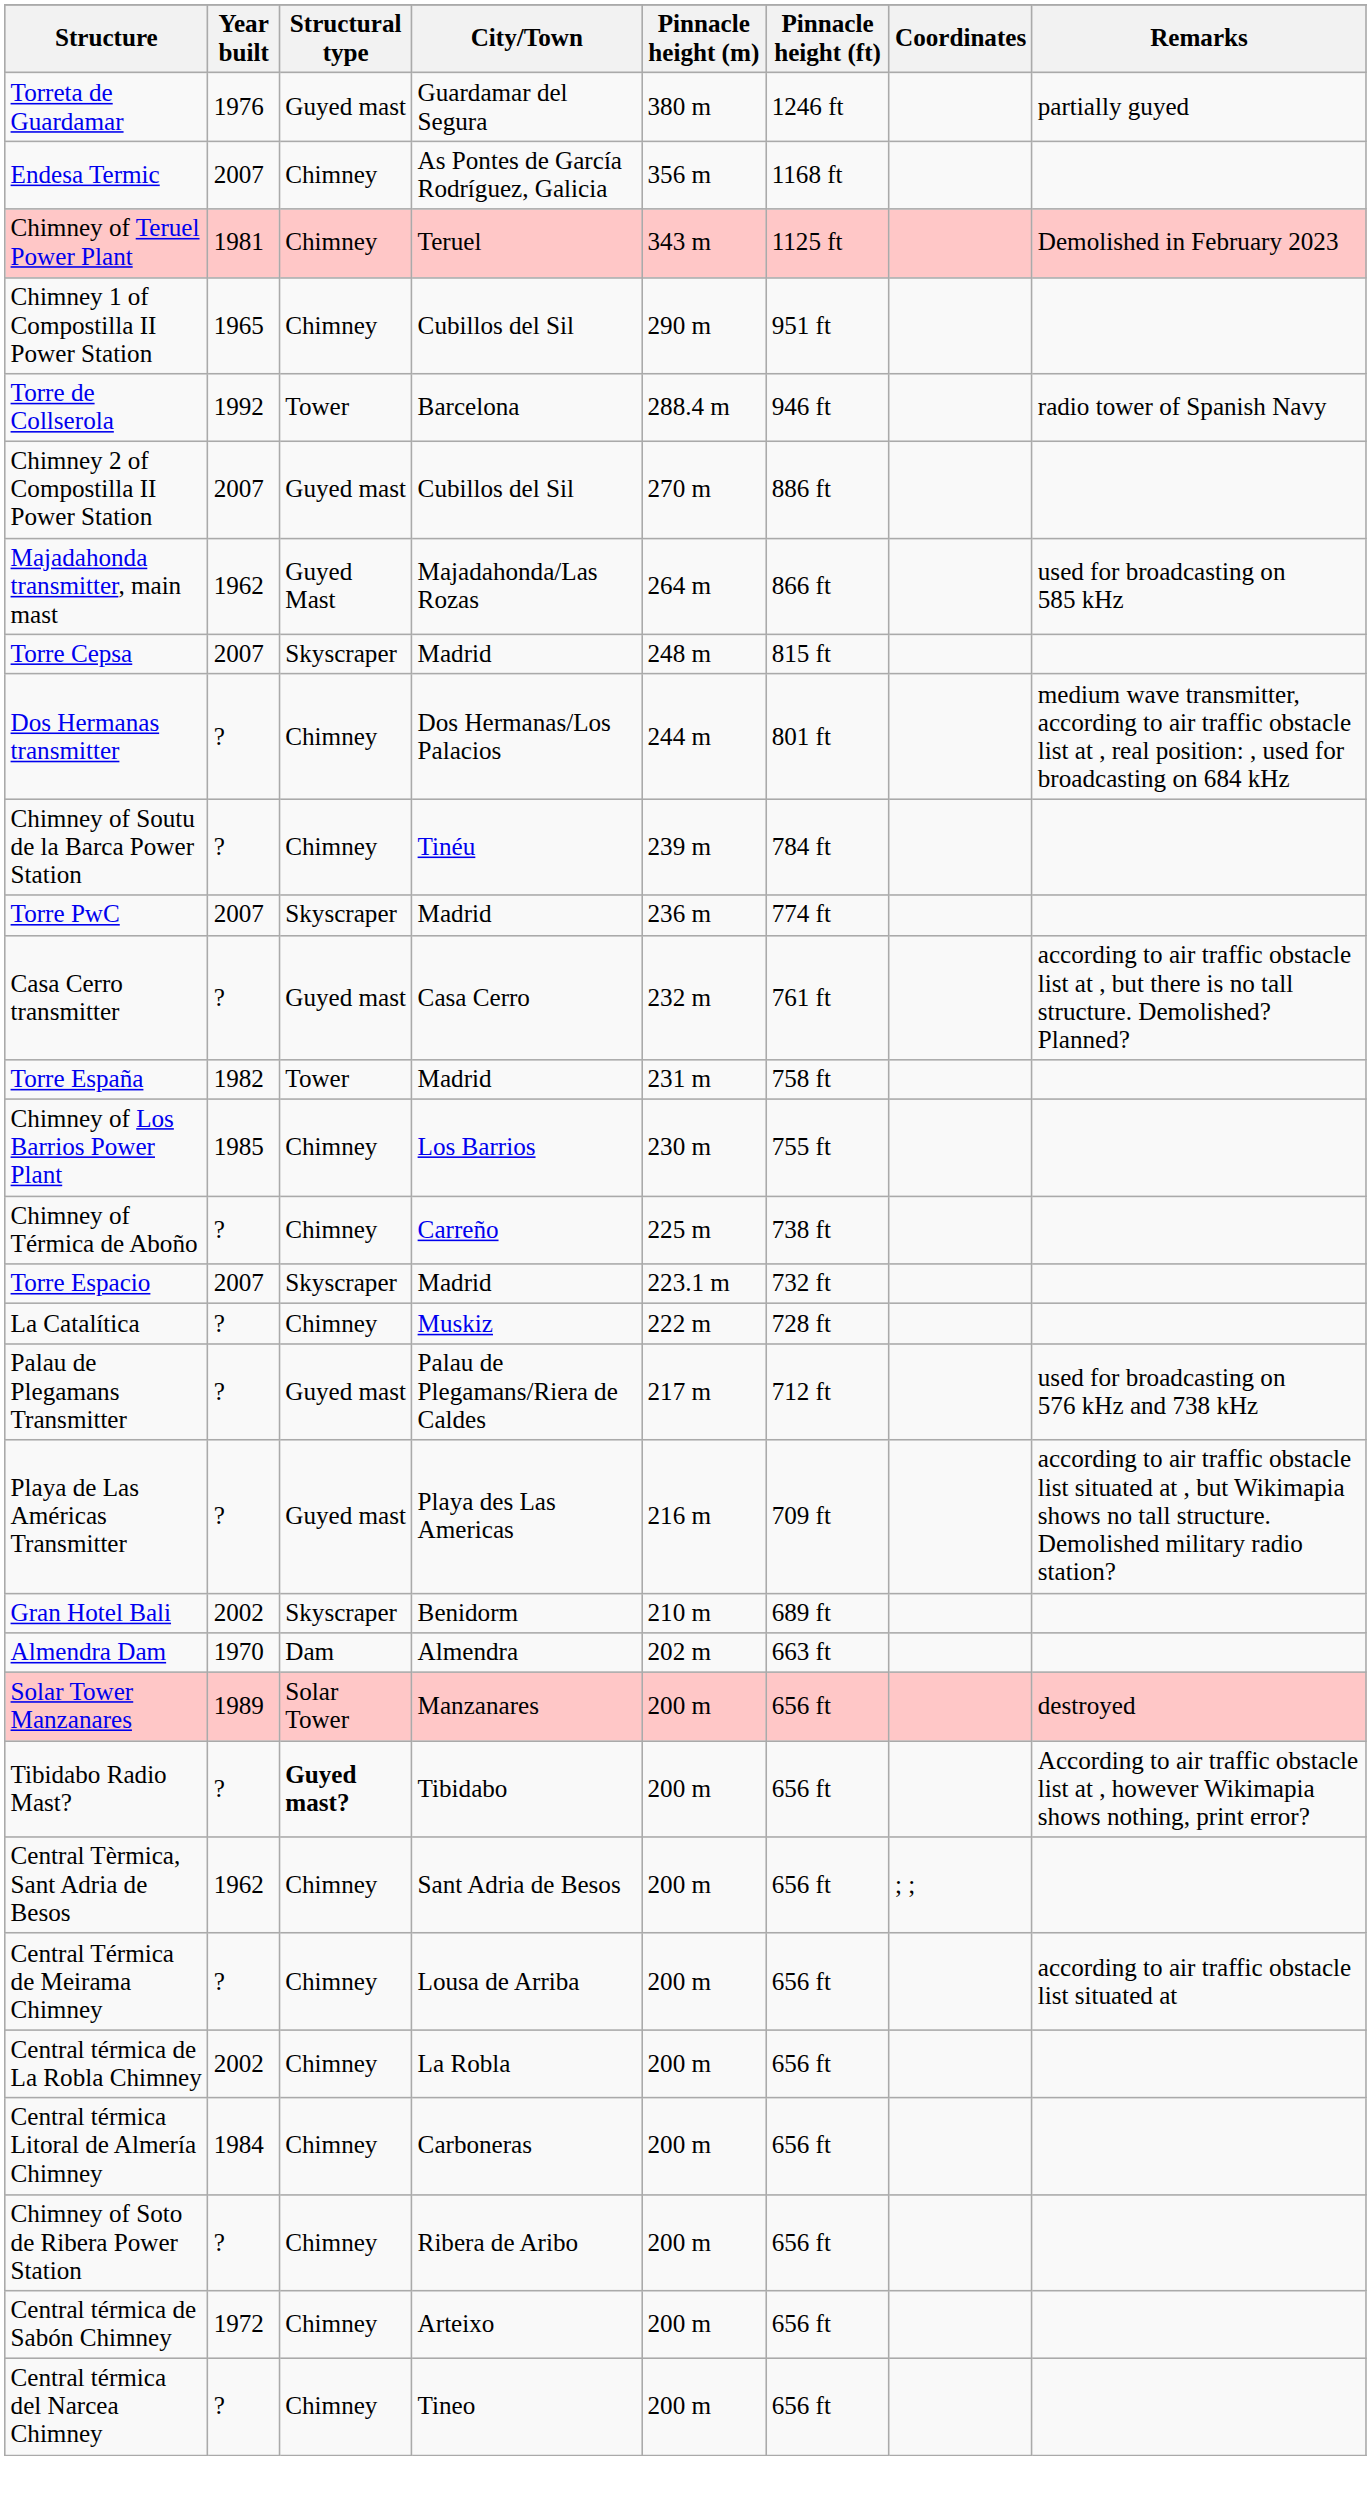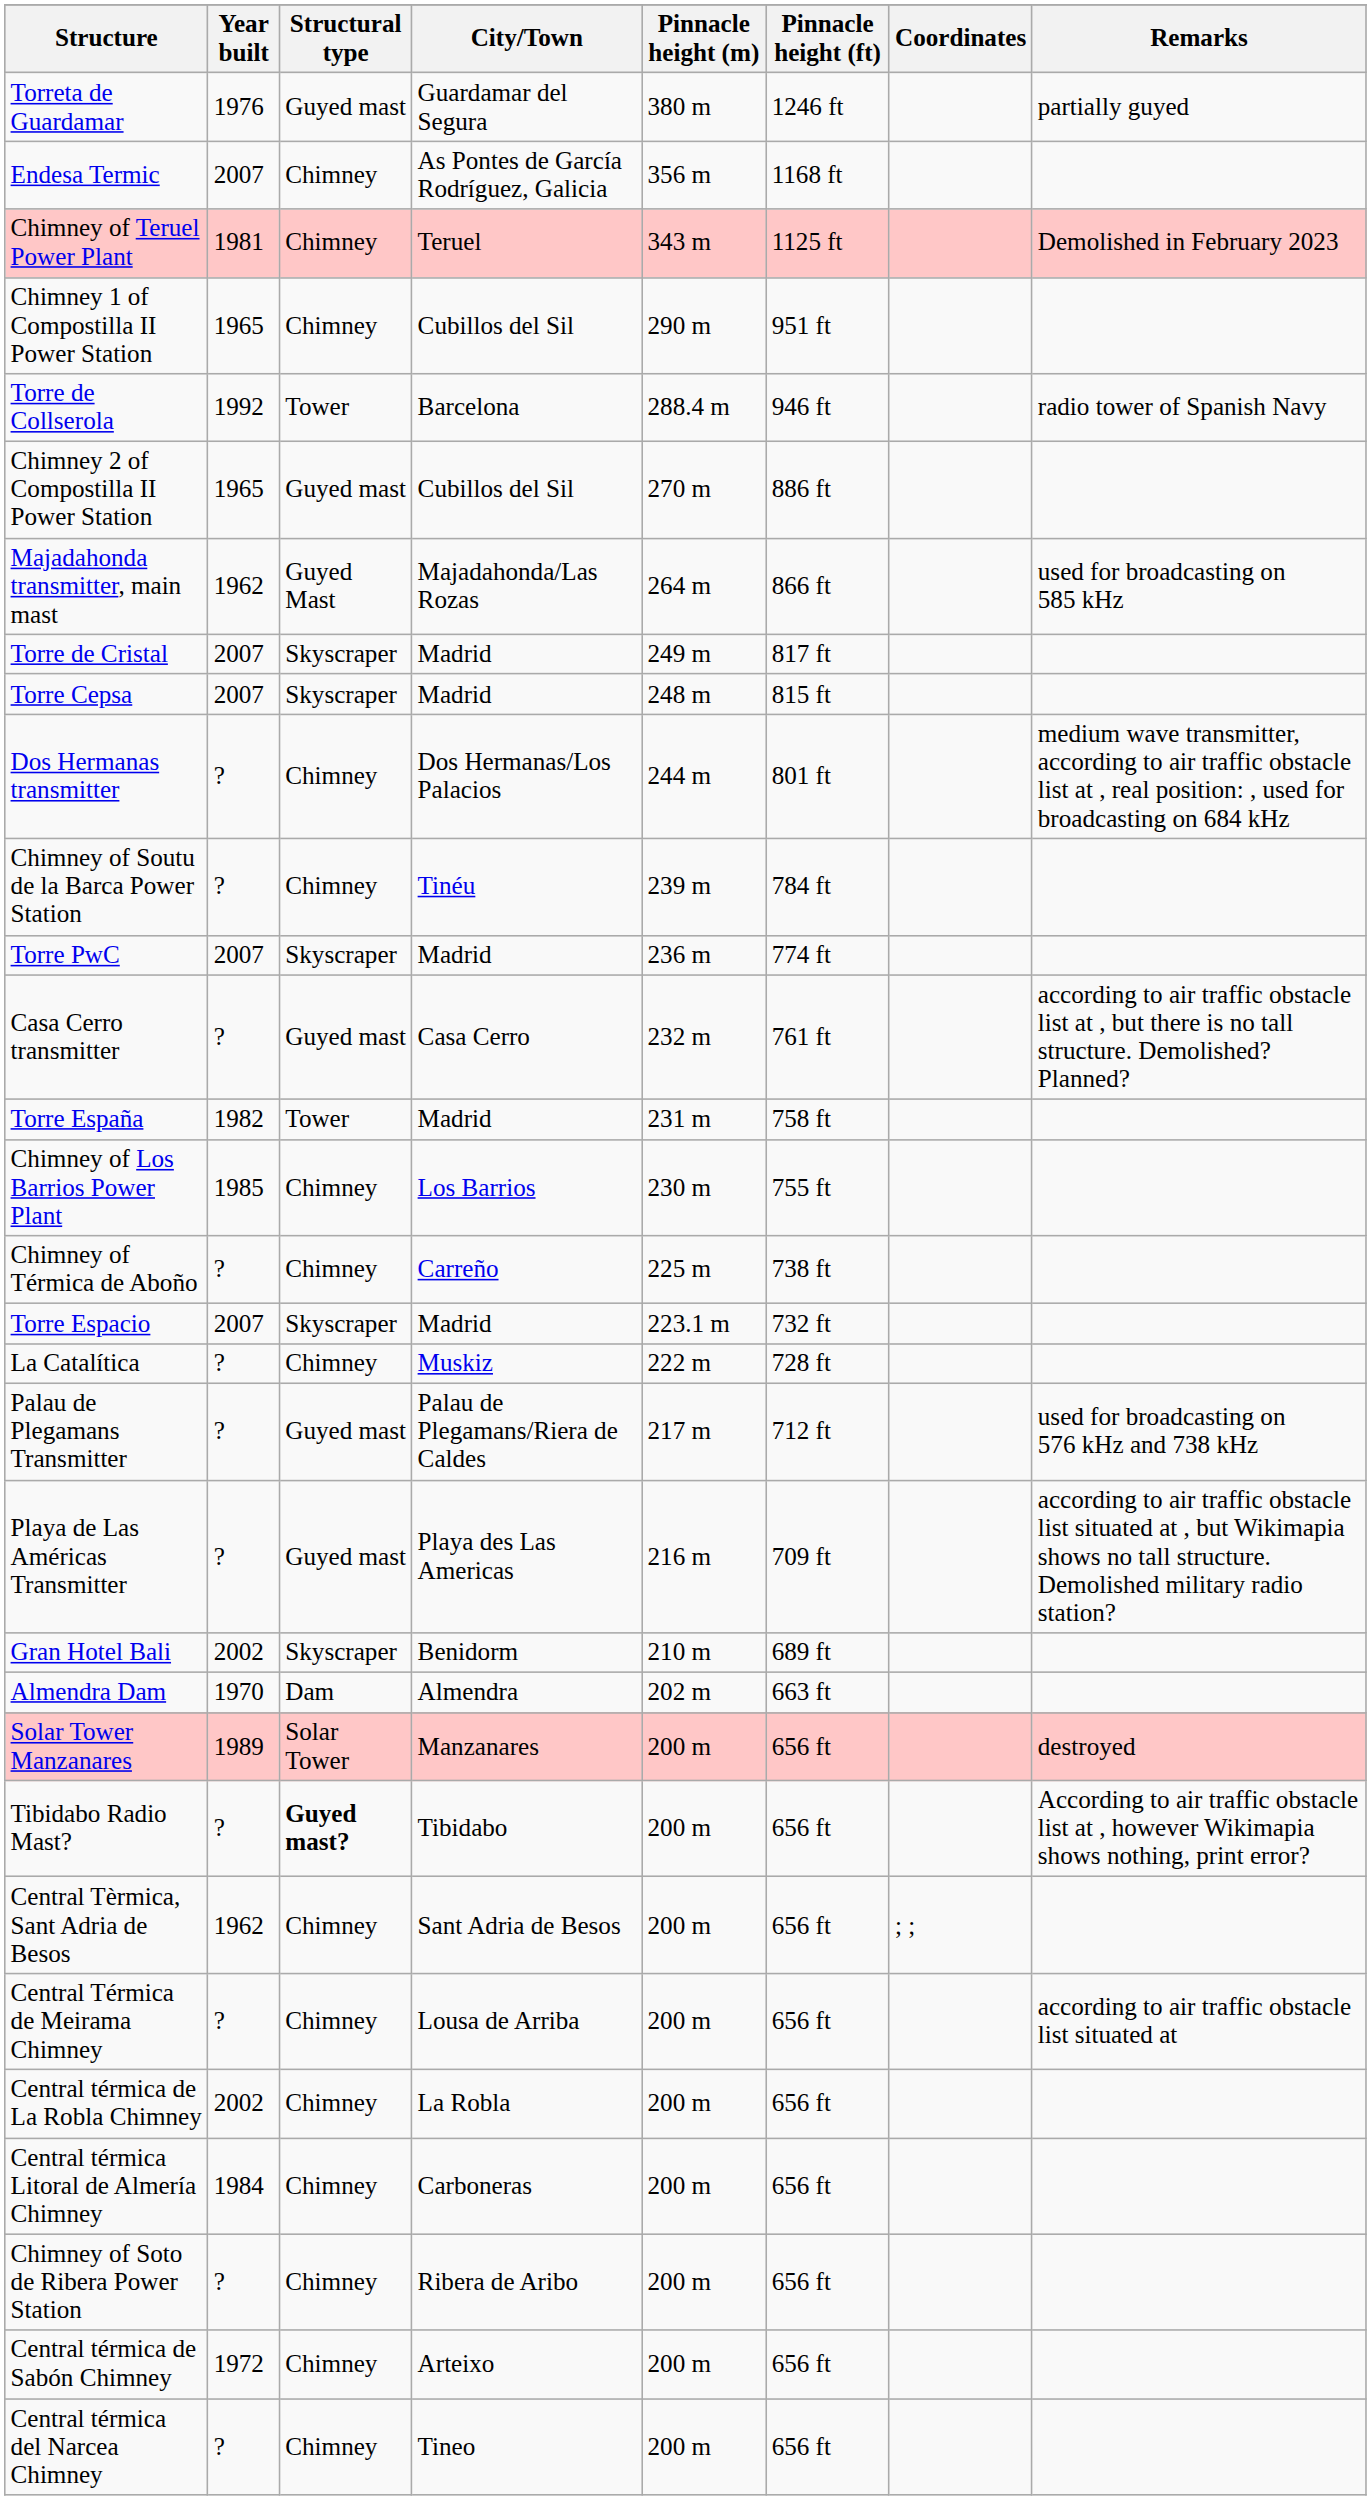(239, 489) 2007 -> (239, 489) 1965
+ row: (89, 653)
